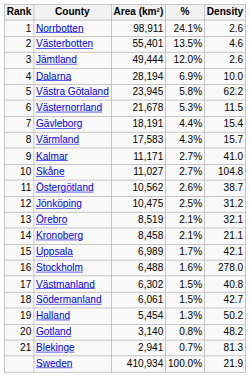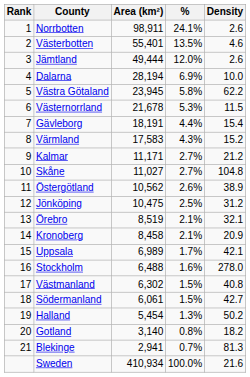(233, 140) 15.7 -> (233, 140) 15.2
(233, 156) 41.0 -> (233, 156) 21.2
(233, 188) 38.7 -> (233, 188) 38.9
(233, 236) 21.1 -> (233, 236) 20.9
(233, 332) 48.2 -> (233, 332) 18.2
(233, 364) 21.9 -> (233, 364) 21.6
